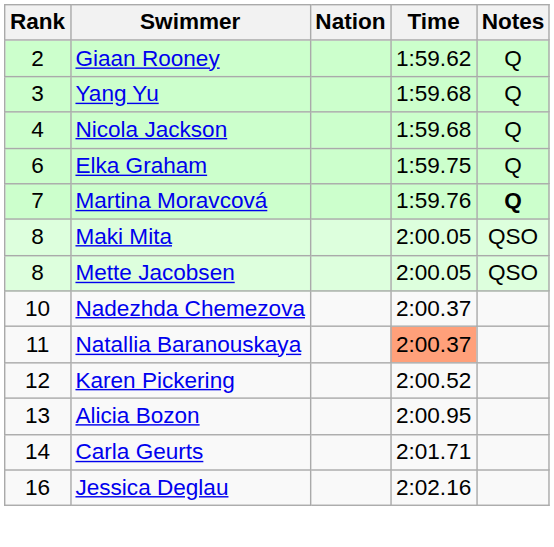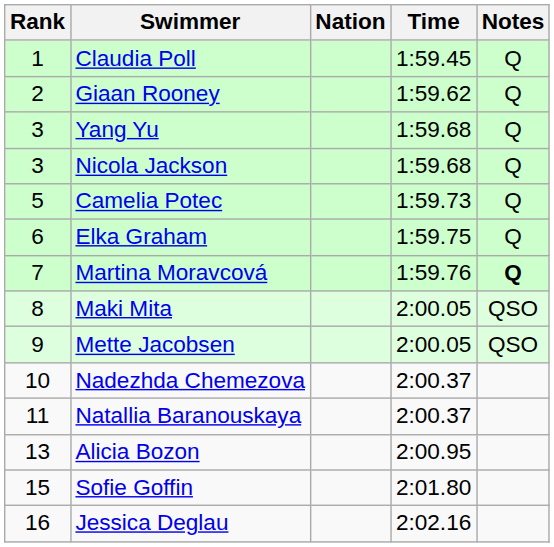+ row: (136, 58)
(37, 129) 4 -> (37, 165) 3
+ row: (149, 201)
(37, 272) 8 -> (37, 344) 9
(434, 344) lightsalmon background -> (434, 415) no background
- row: (155, 380)
- row: (139, 451)
+ row: (134, 487)
